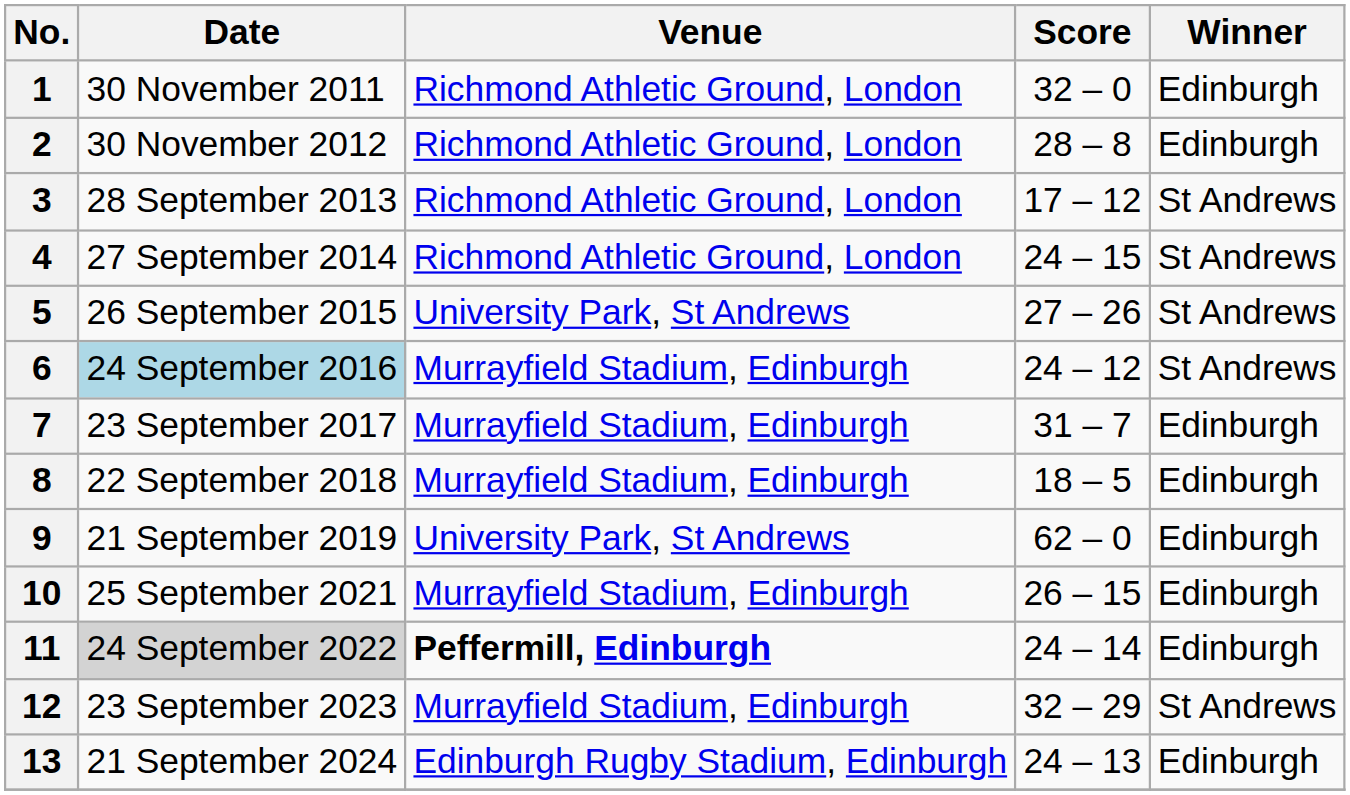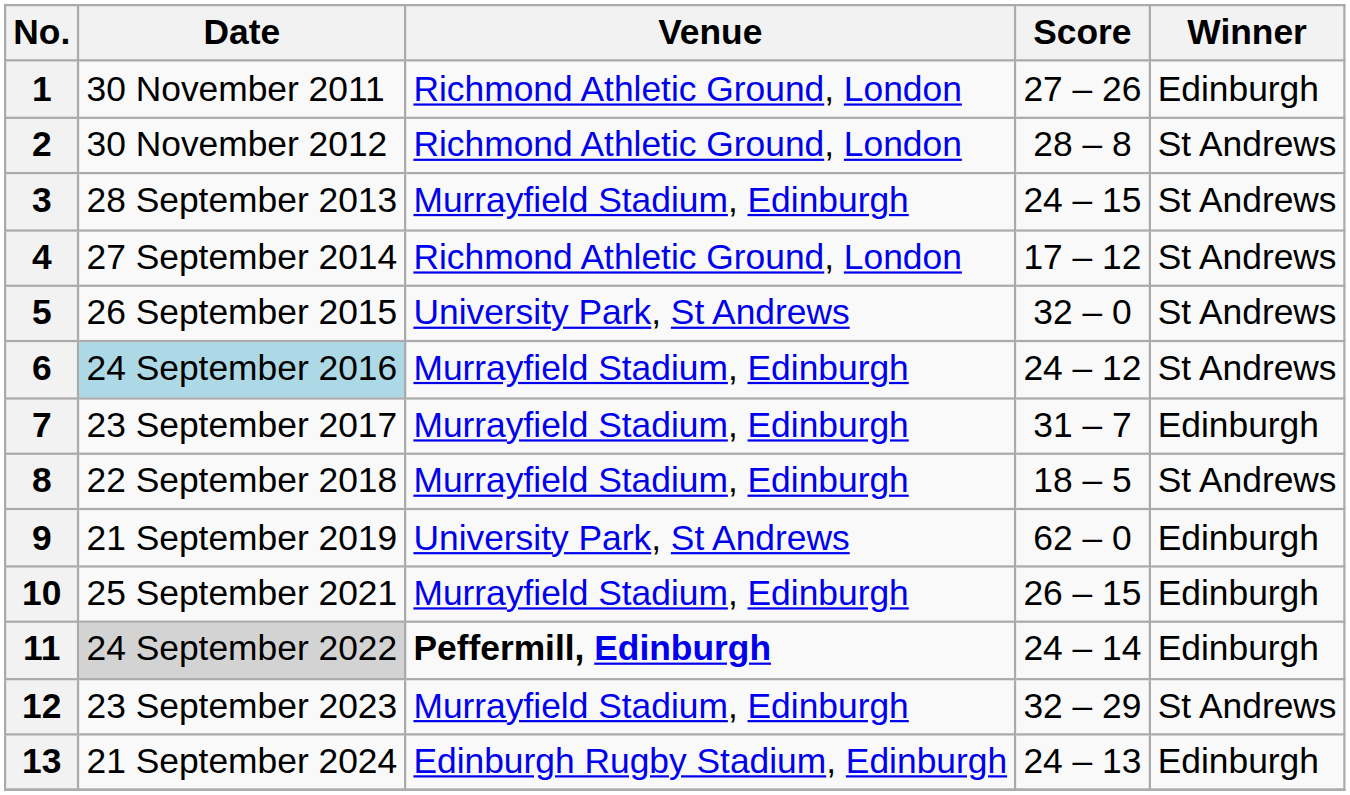(1082, 88) 32 – 0 -> (1082, 88) 27 – 26
(1238, 144) Edinburgh -> (1247, 144) St Andrews
(688, 200) Richmond Athletic Ground, London -> (661, 200) Murrayfield Stadium, Edinburgh
(1082, 200) 17 – 12 -> (1082, 200) 24 – 15
(1082, 256) 24 – 15 -> (1082, 256) 17 – 12
(1082, 312) 27 – 26 -> (1082, 312) 32 – 0
(1238, 481) Edinburgh -> (1247, 481) St Andrews
